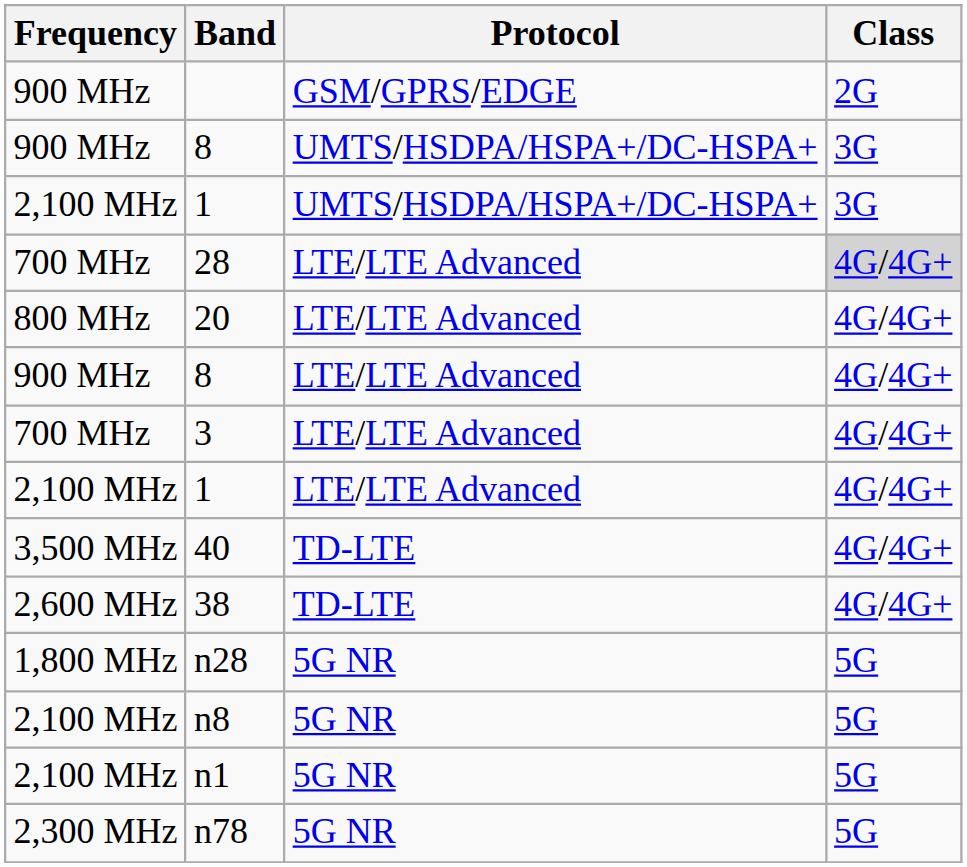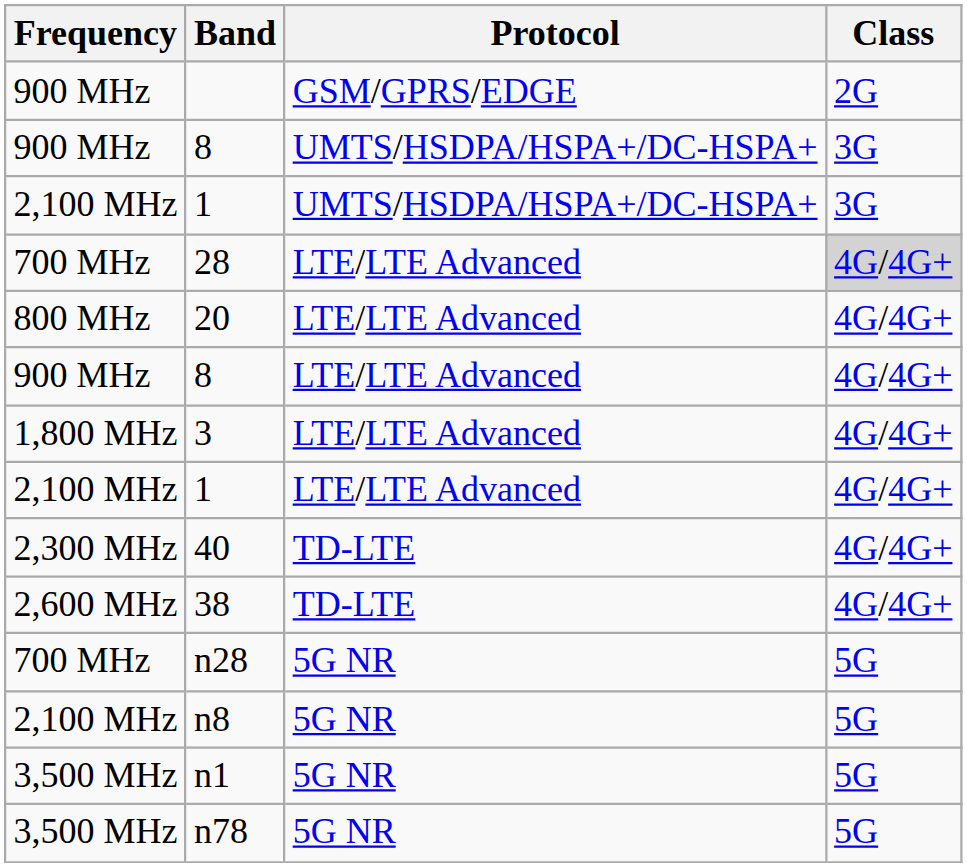(82, 432) 700 MHz -> (95, 432) 1,800 MHz
(95, 546) 3,500 MHz -> (95, 546) 2,300 MHz
(95, 661) 1,800 MHz -> (82, 661) 700 MHz
(95, 775) 2,100 MHz -> (95, 775) 3,500 MHz
(95, 832) 2,300 MHz -> (95, 832) 3,500 MHz
